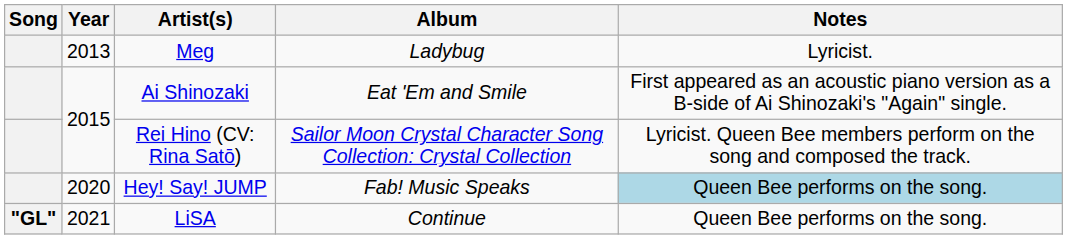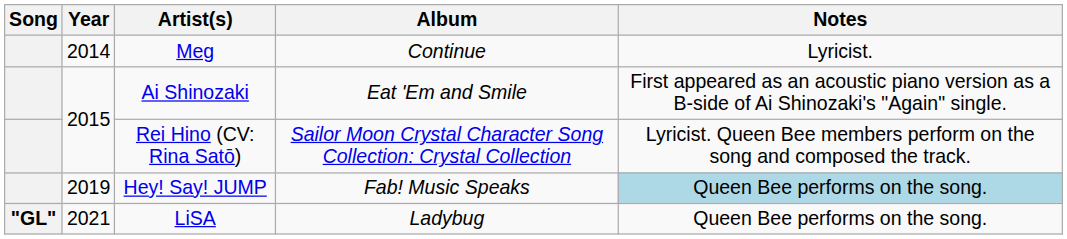(89, 50) 2013 -> (89, 50) 2014
(447, 50) Ladybug -> (447, 50) Continue
(89, 187) 2020 -> (89, 187) 2019
(447, 218) Continue -> (447, 218) Ladybug
